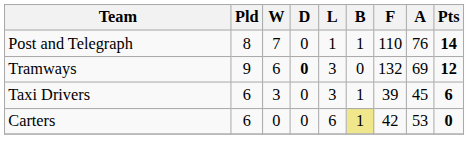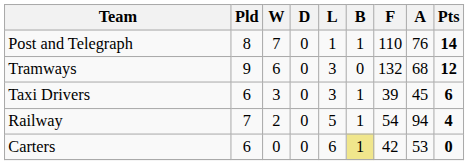(304, 69) bold -> (304, 69) normal
(420, 69) 69 -> (420, 69) 68
+ row: (35, 120)
